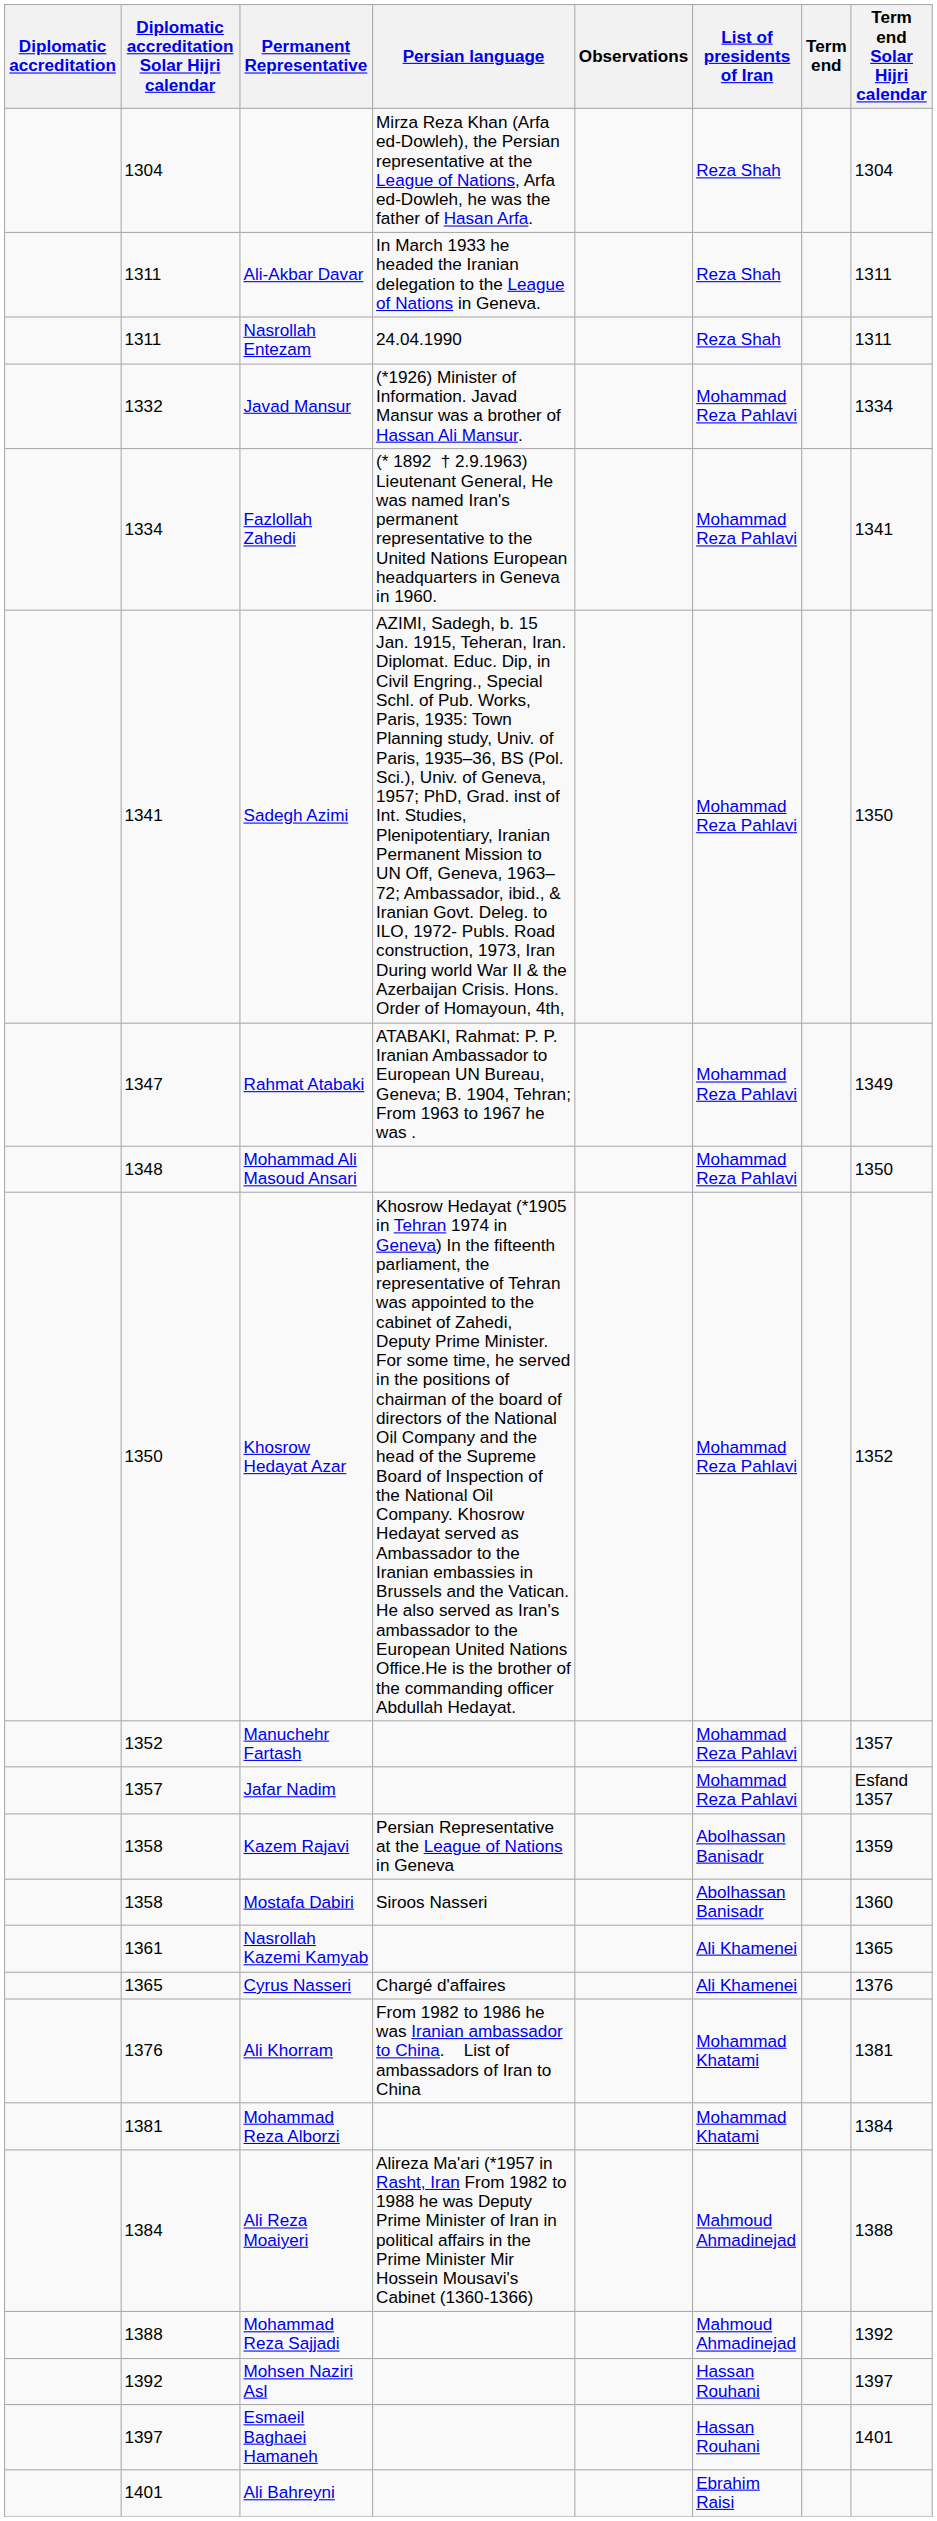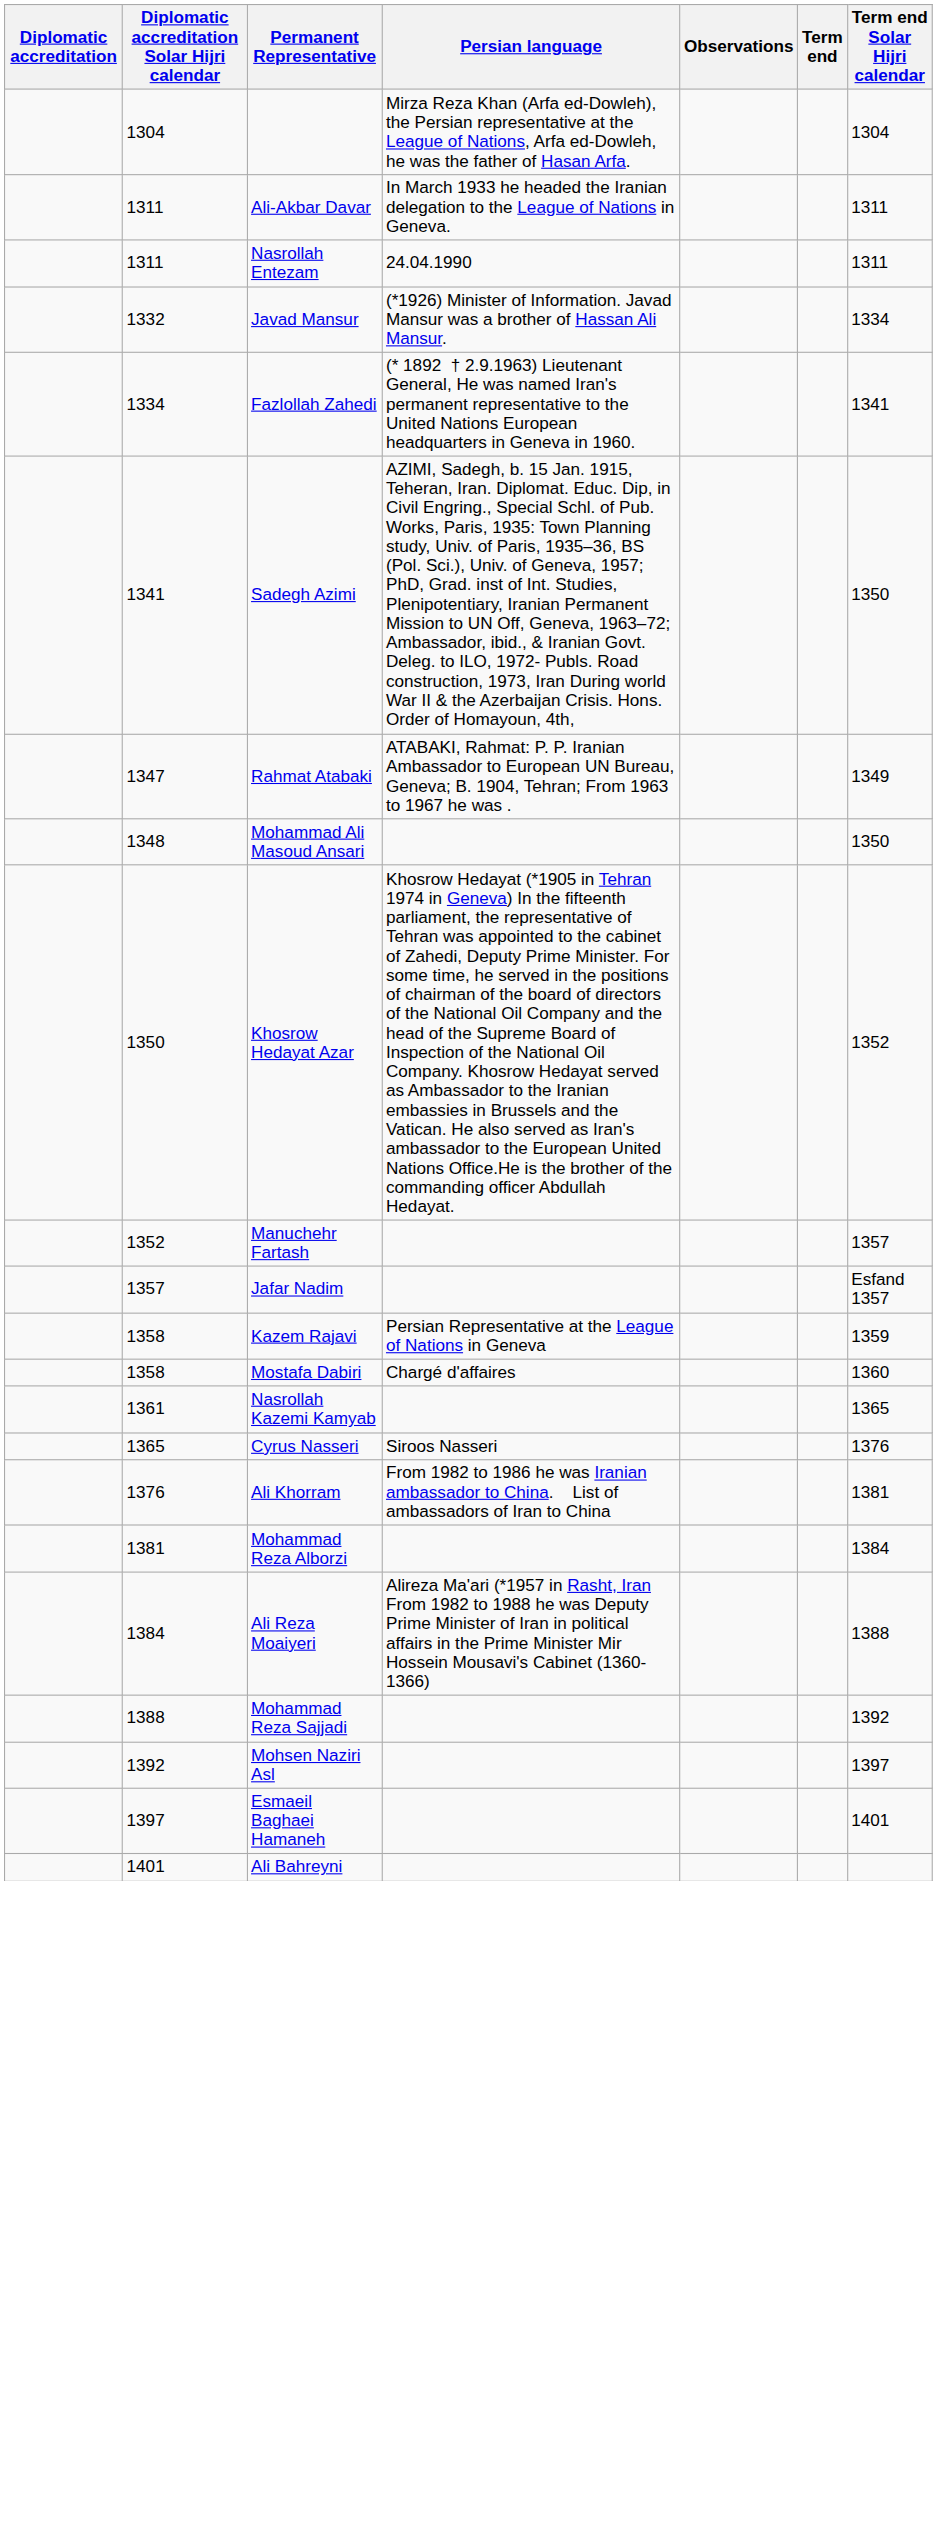- column: (747, 56)
(432, 1902) Siroos Nasseri -> (451, 1372) Chargé d'affaires
(441, 1985) Chargé d'affaires -> (442, 1446) Siroos Nasseri
